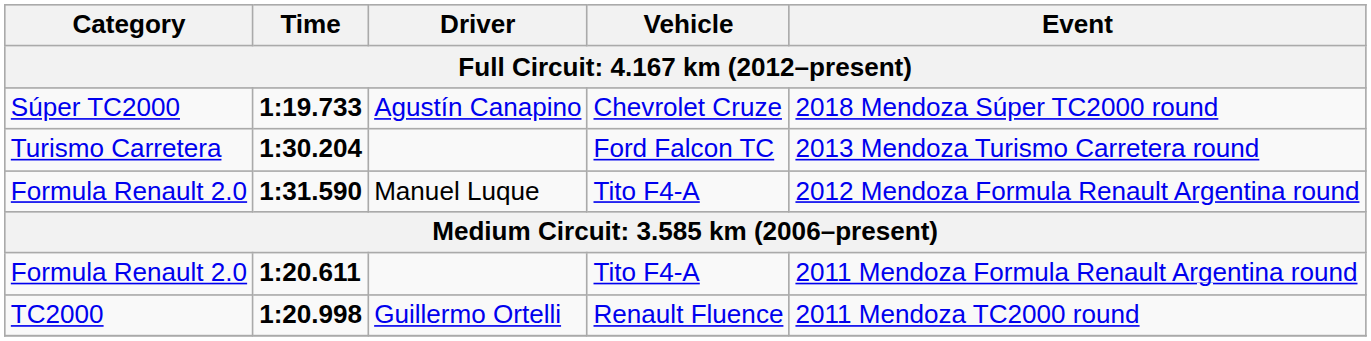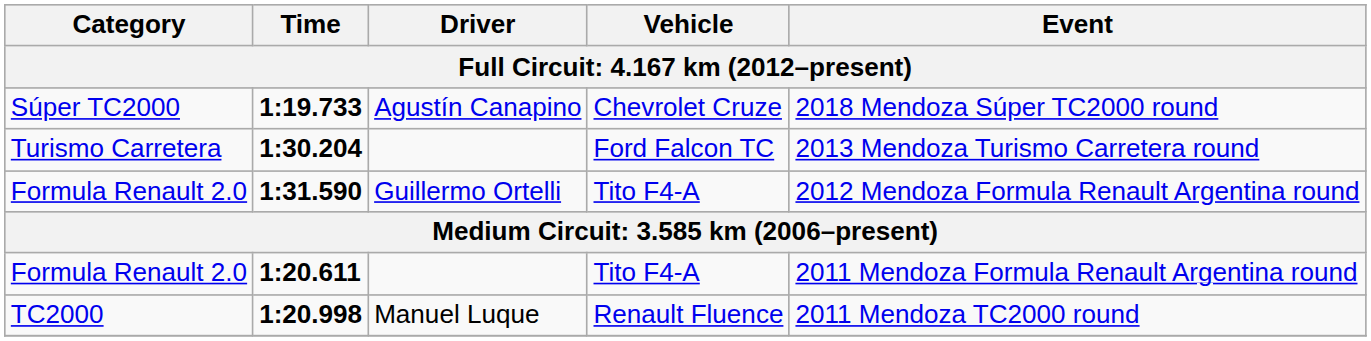(457, 190) Manuel Luque -> (468, 190) Guillermo Ortelli
(468, 314) Guillermo Ortelli -> (457, 314) Manuel Luque
